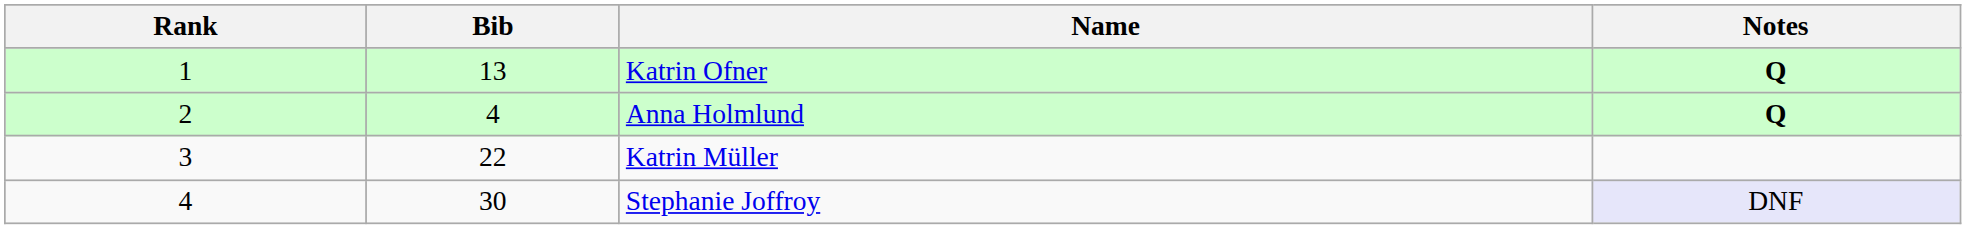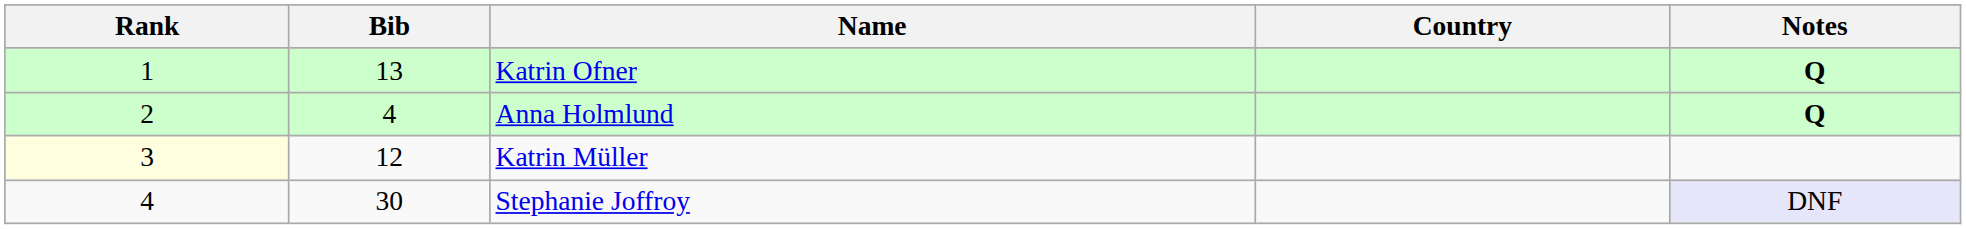+ column: (1462, 26)
(185, 157) no background -> (147, 157) lightyellow background
(493, 157) 22 -> (389, 157) 12
